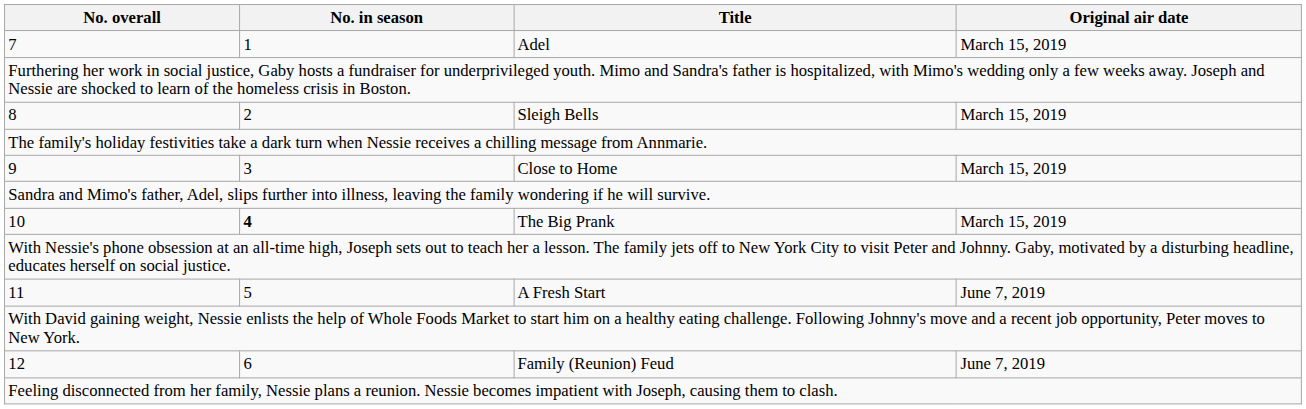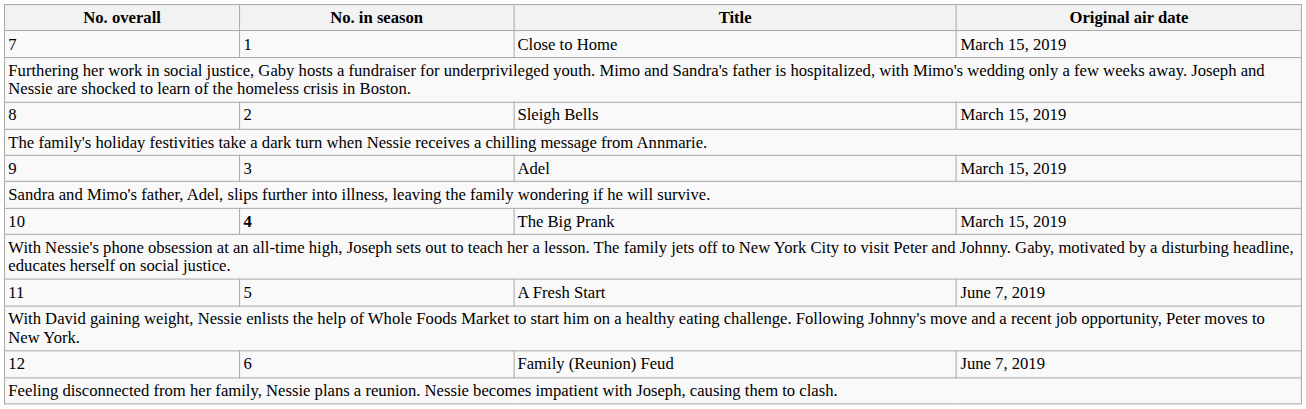(534, 44) Adel -> (567, 44) Close to Home
(567, 168) Close to Home -> (534, 168) Adel
